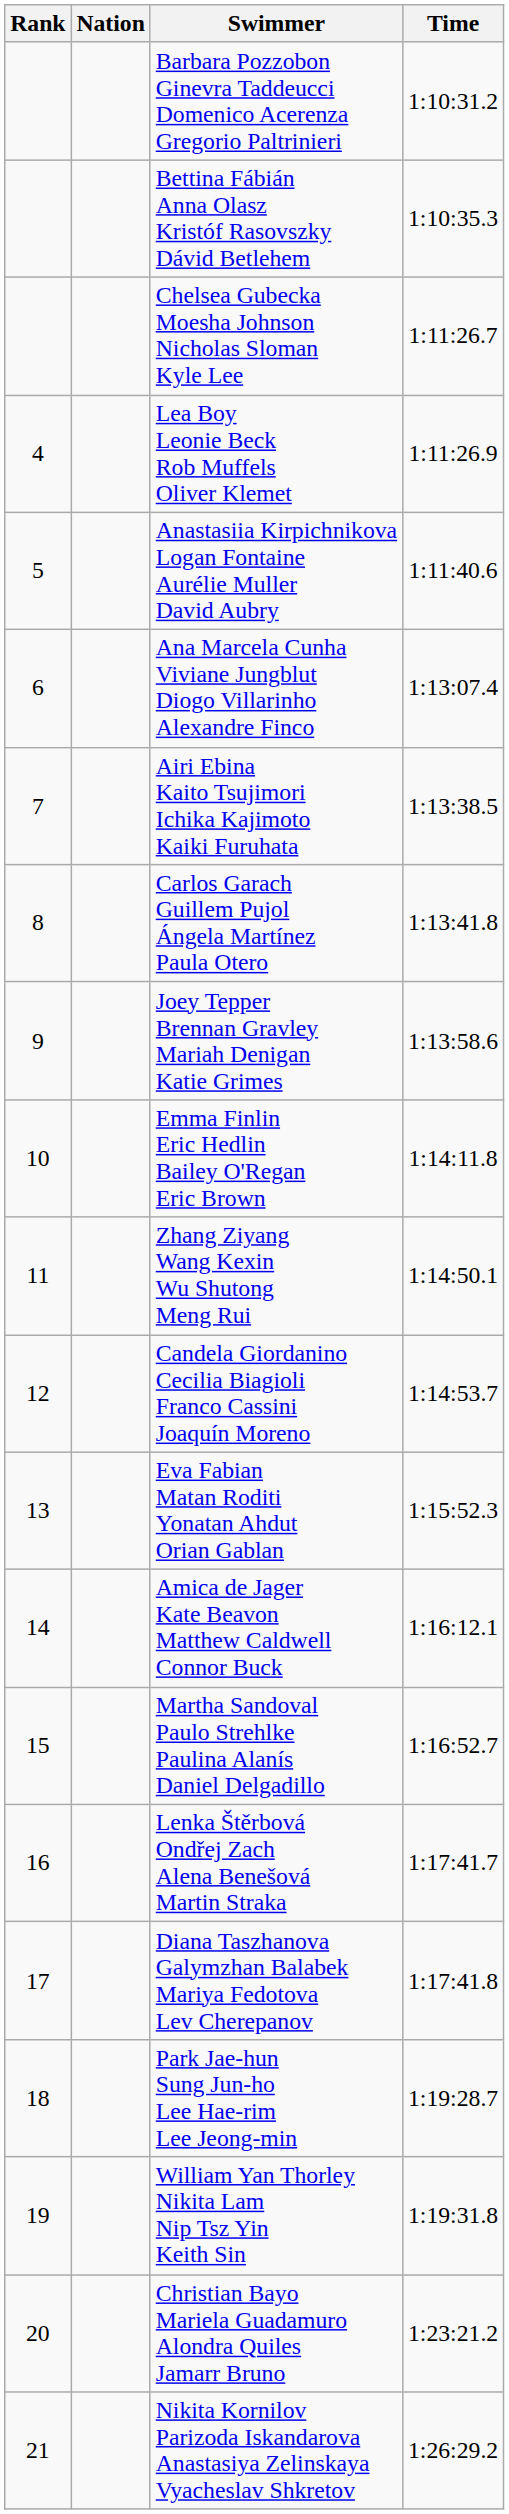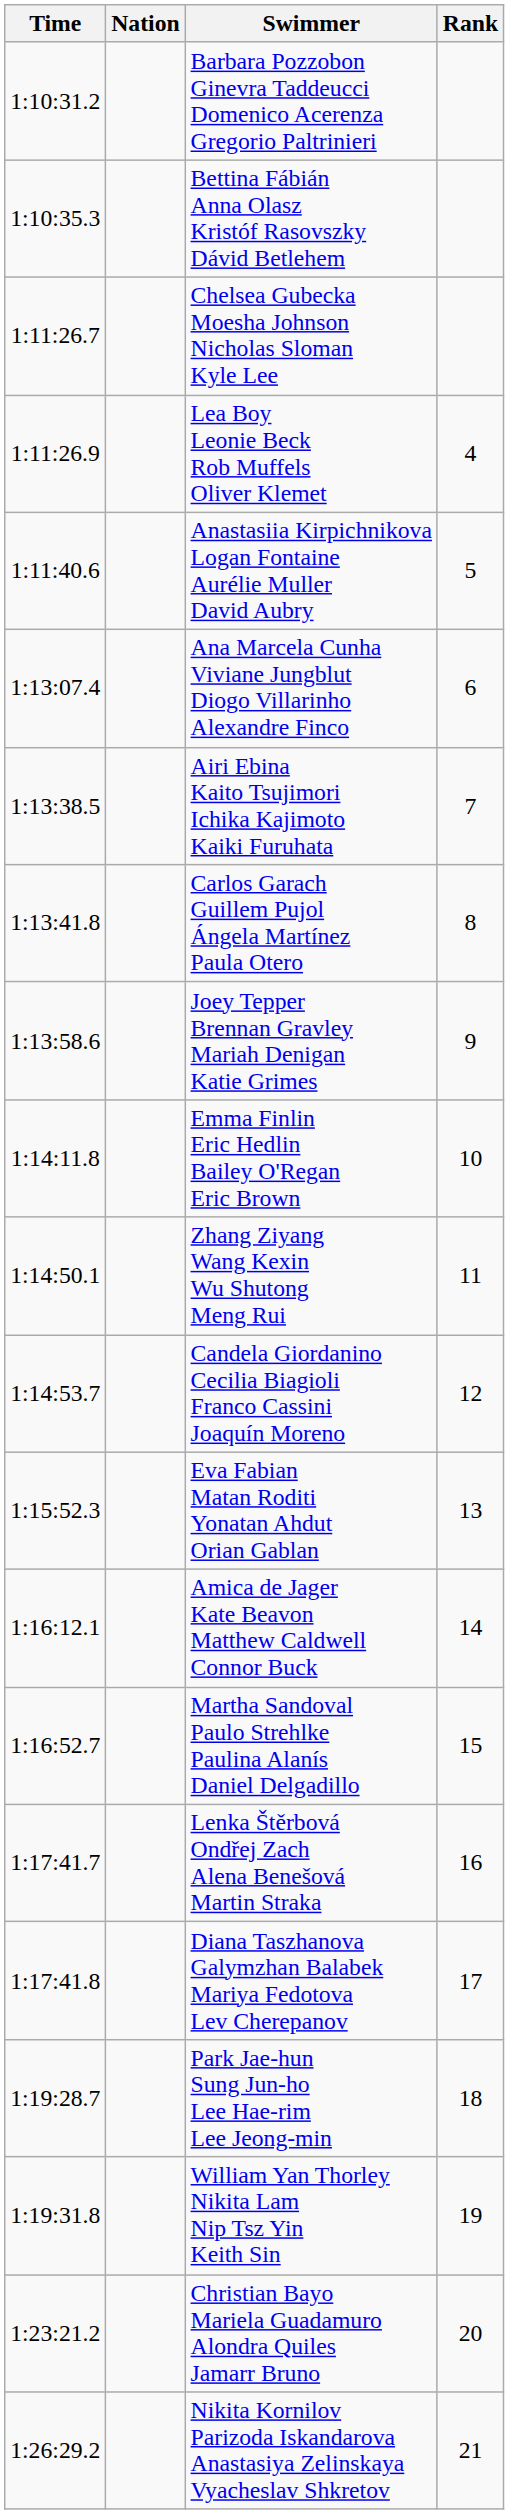columns swapped: (38, 23) <-> (453, 23)
